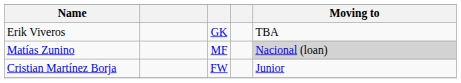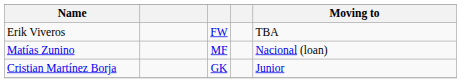(219, 31) GK -> (219, 31) FW
(291, 50) lightgrey background -> (291, 50) no background
(219, 68) FW -> (219, 68) GK
